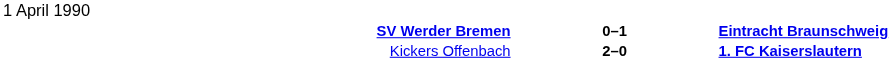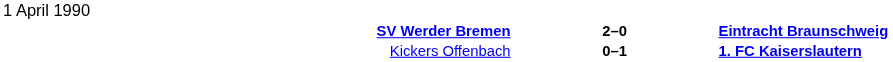(615, 31) 0–1 -> (615, 31) 2–0
(615, 51) 2–0 -> (615, 51) 0–1
